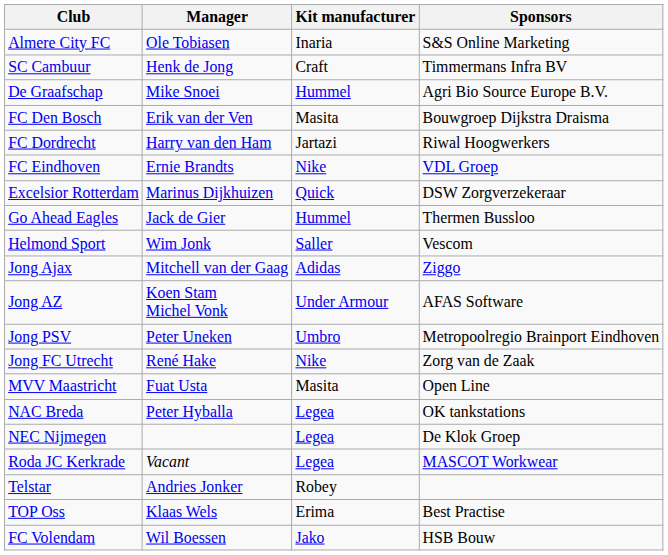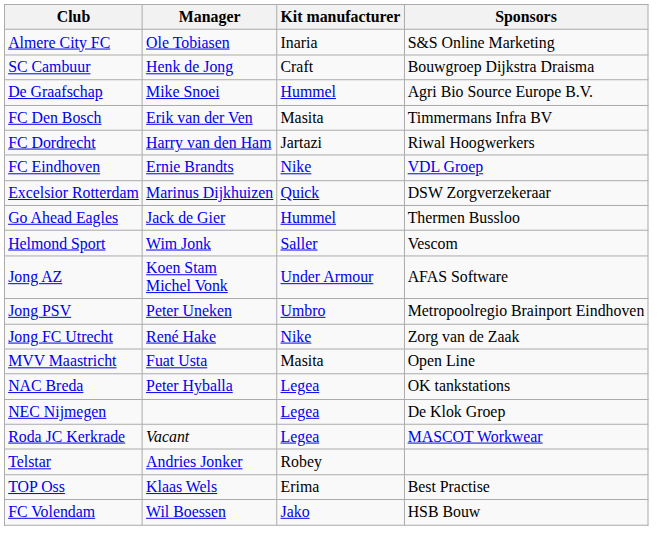(495, 67) Timmermans Infra BV -> (501, 67) Bouwgroep Dijkstra Draisma
(516, 117) Bouwgroep Dijkstra Draisma -> (480, 117) Timmermans Infra BV
- row: (40, 268)
